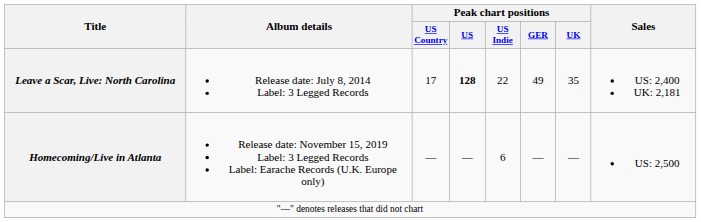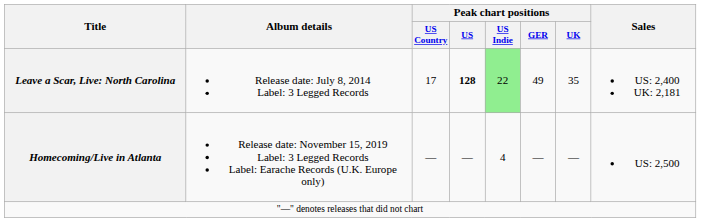(503, 80) no background -> (503, 80) lightgreen background
(503, 157) 6 -> (503, 157) 4
